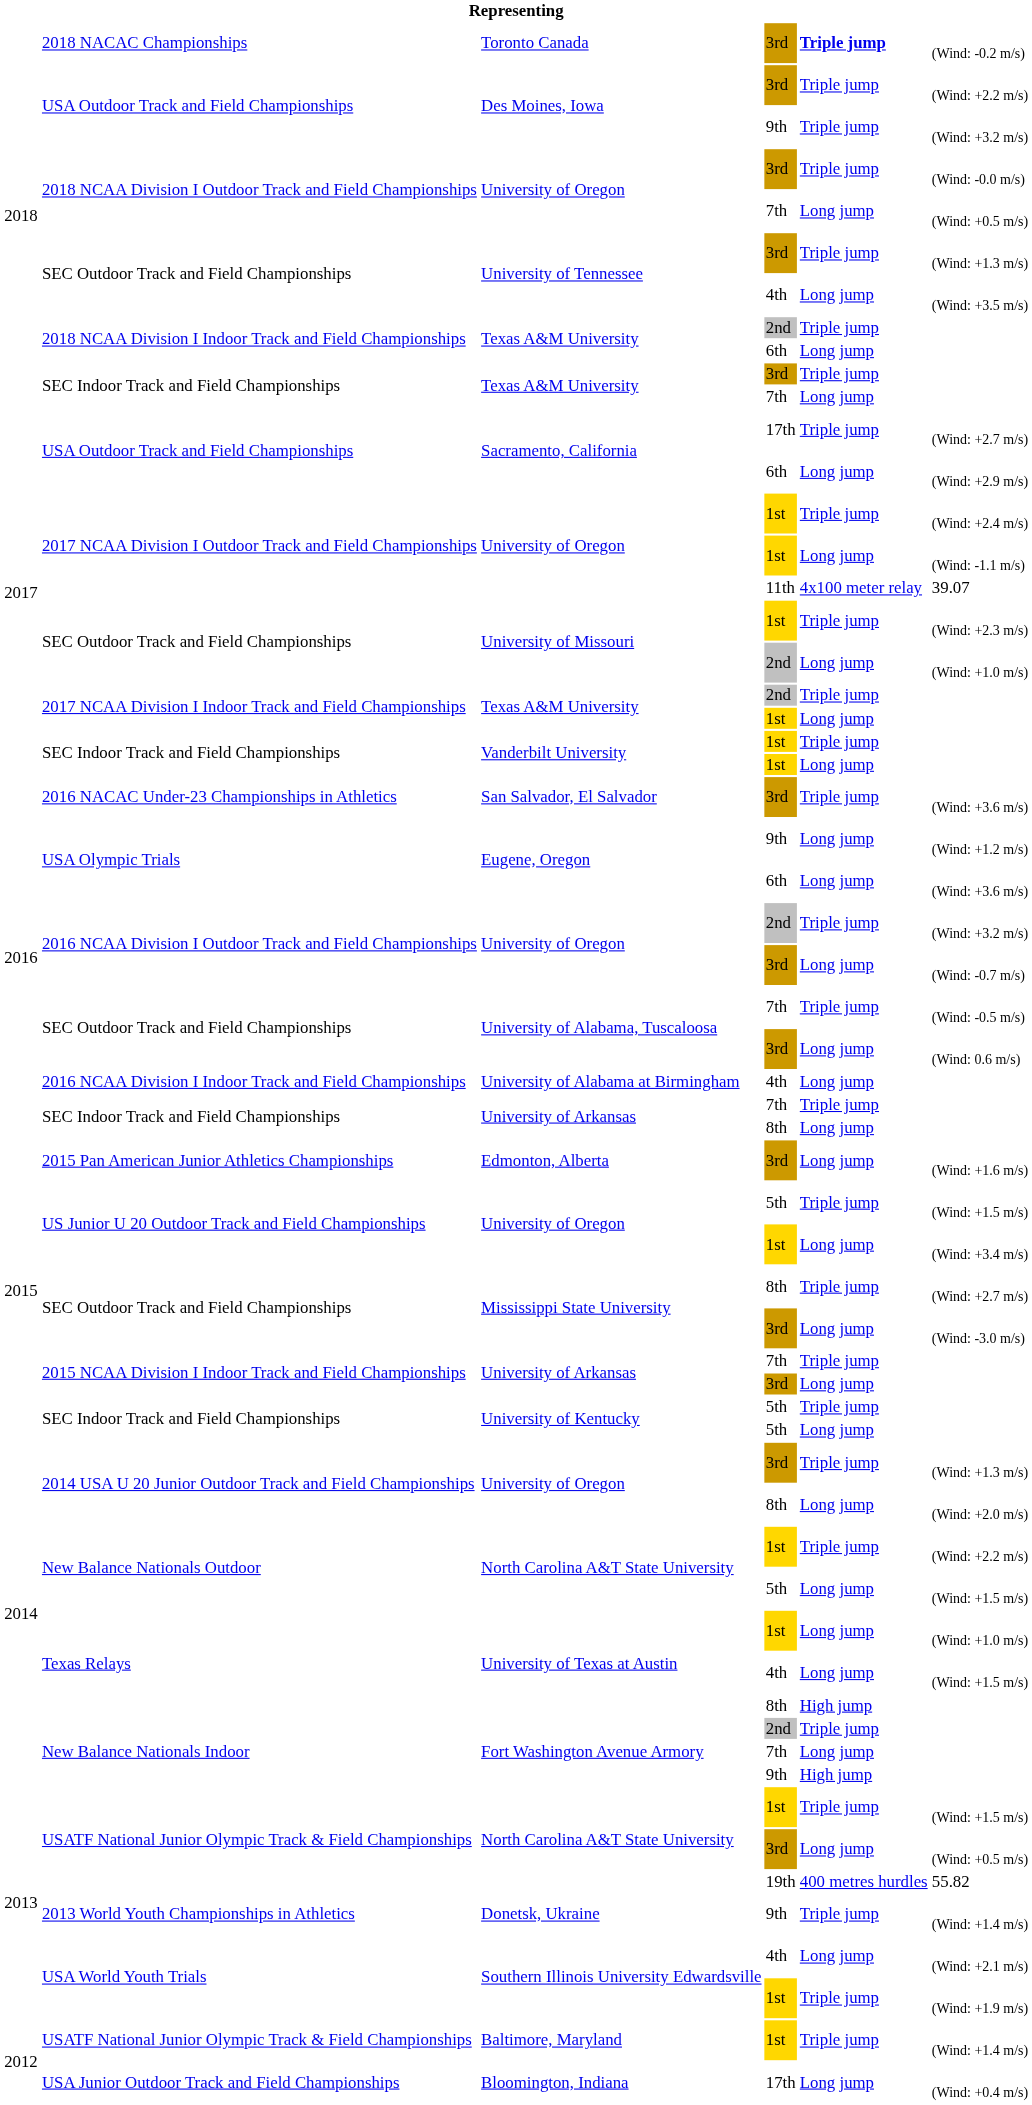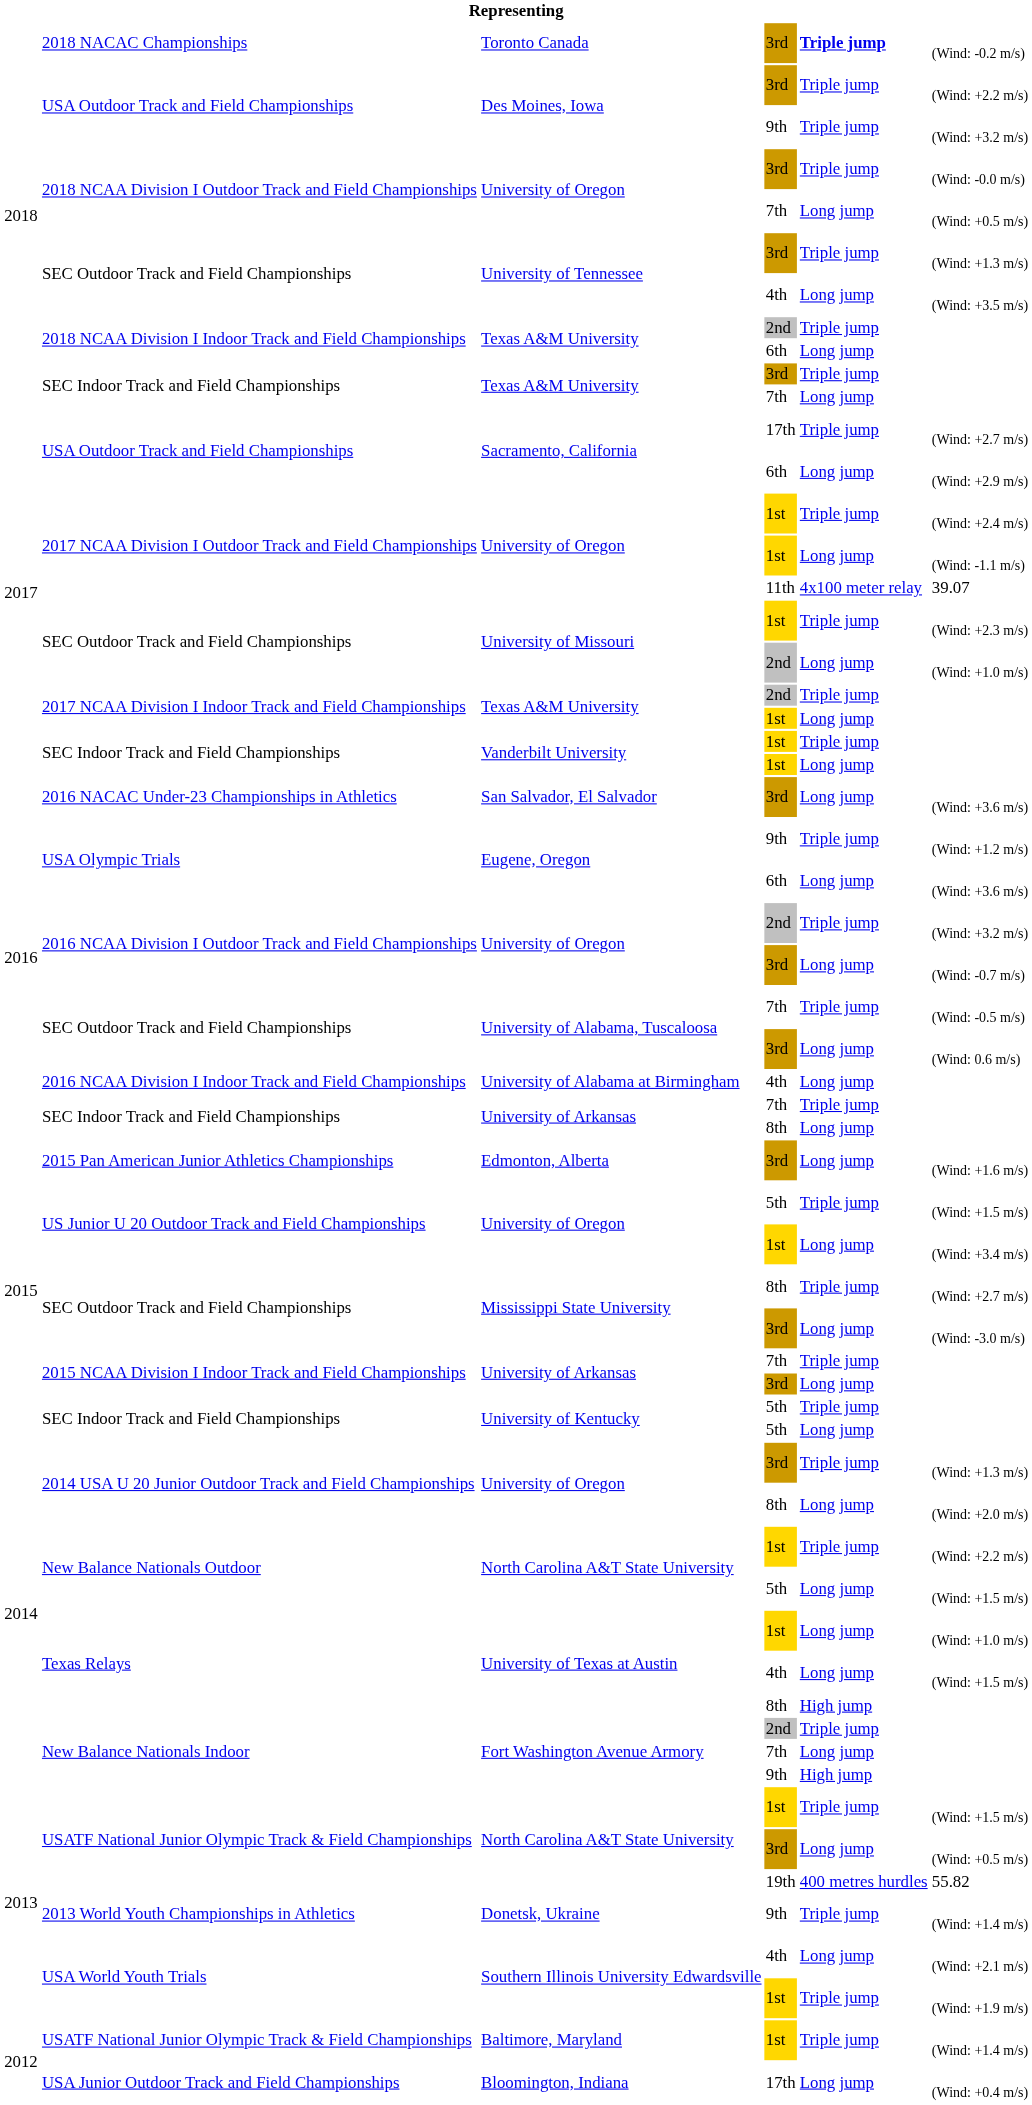(839, 797) Triple jump -> (837, 797) Long jump
(837, 839) Long jump -> (839, 839) Triple jump
